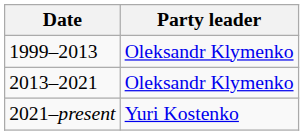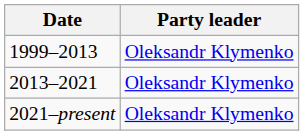(182, 113) Yuri Kostenko -> (209, 113) Oleksandr Klymenko
